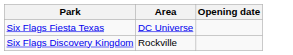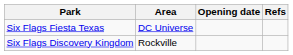+ column: (275, 12)
